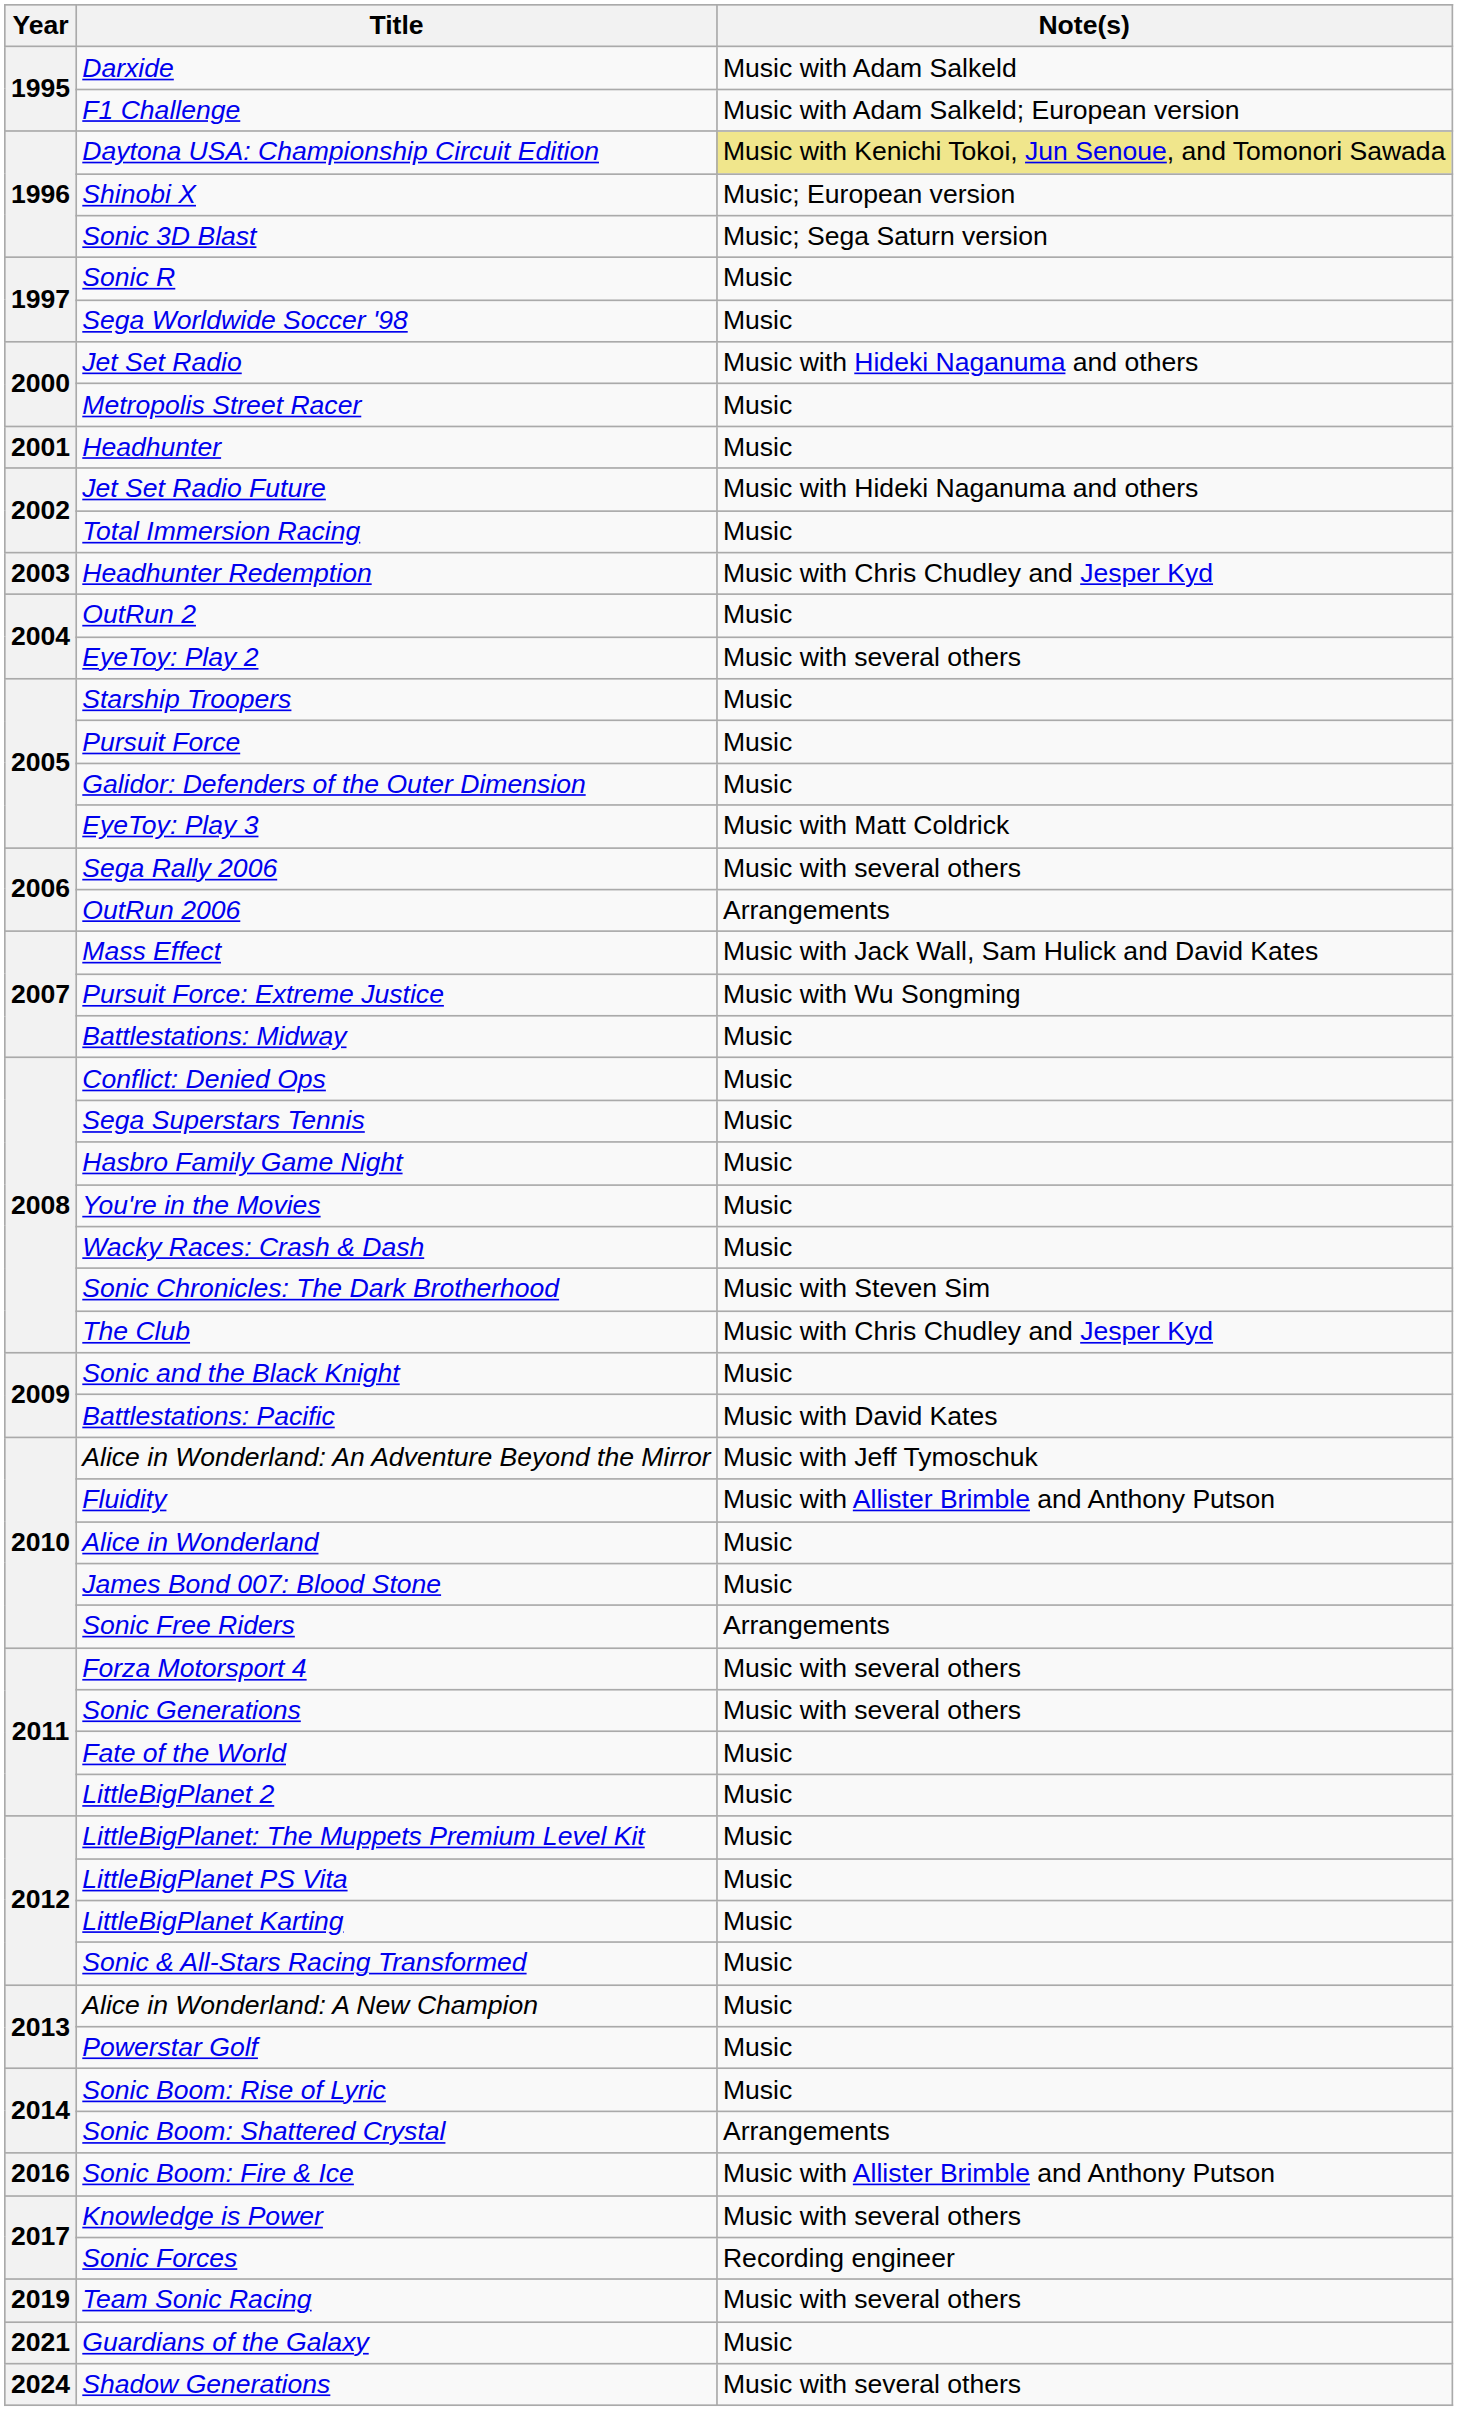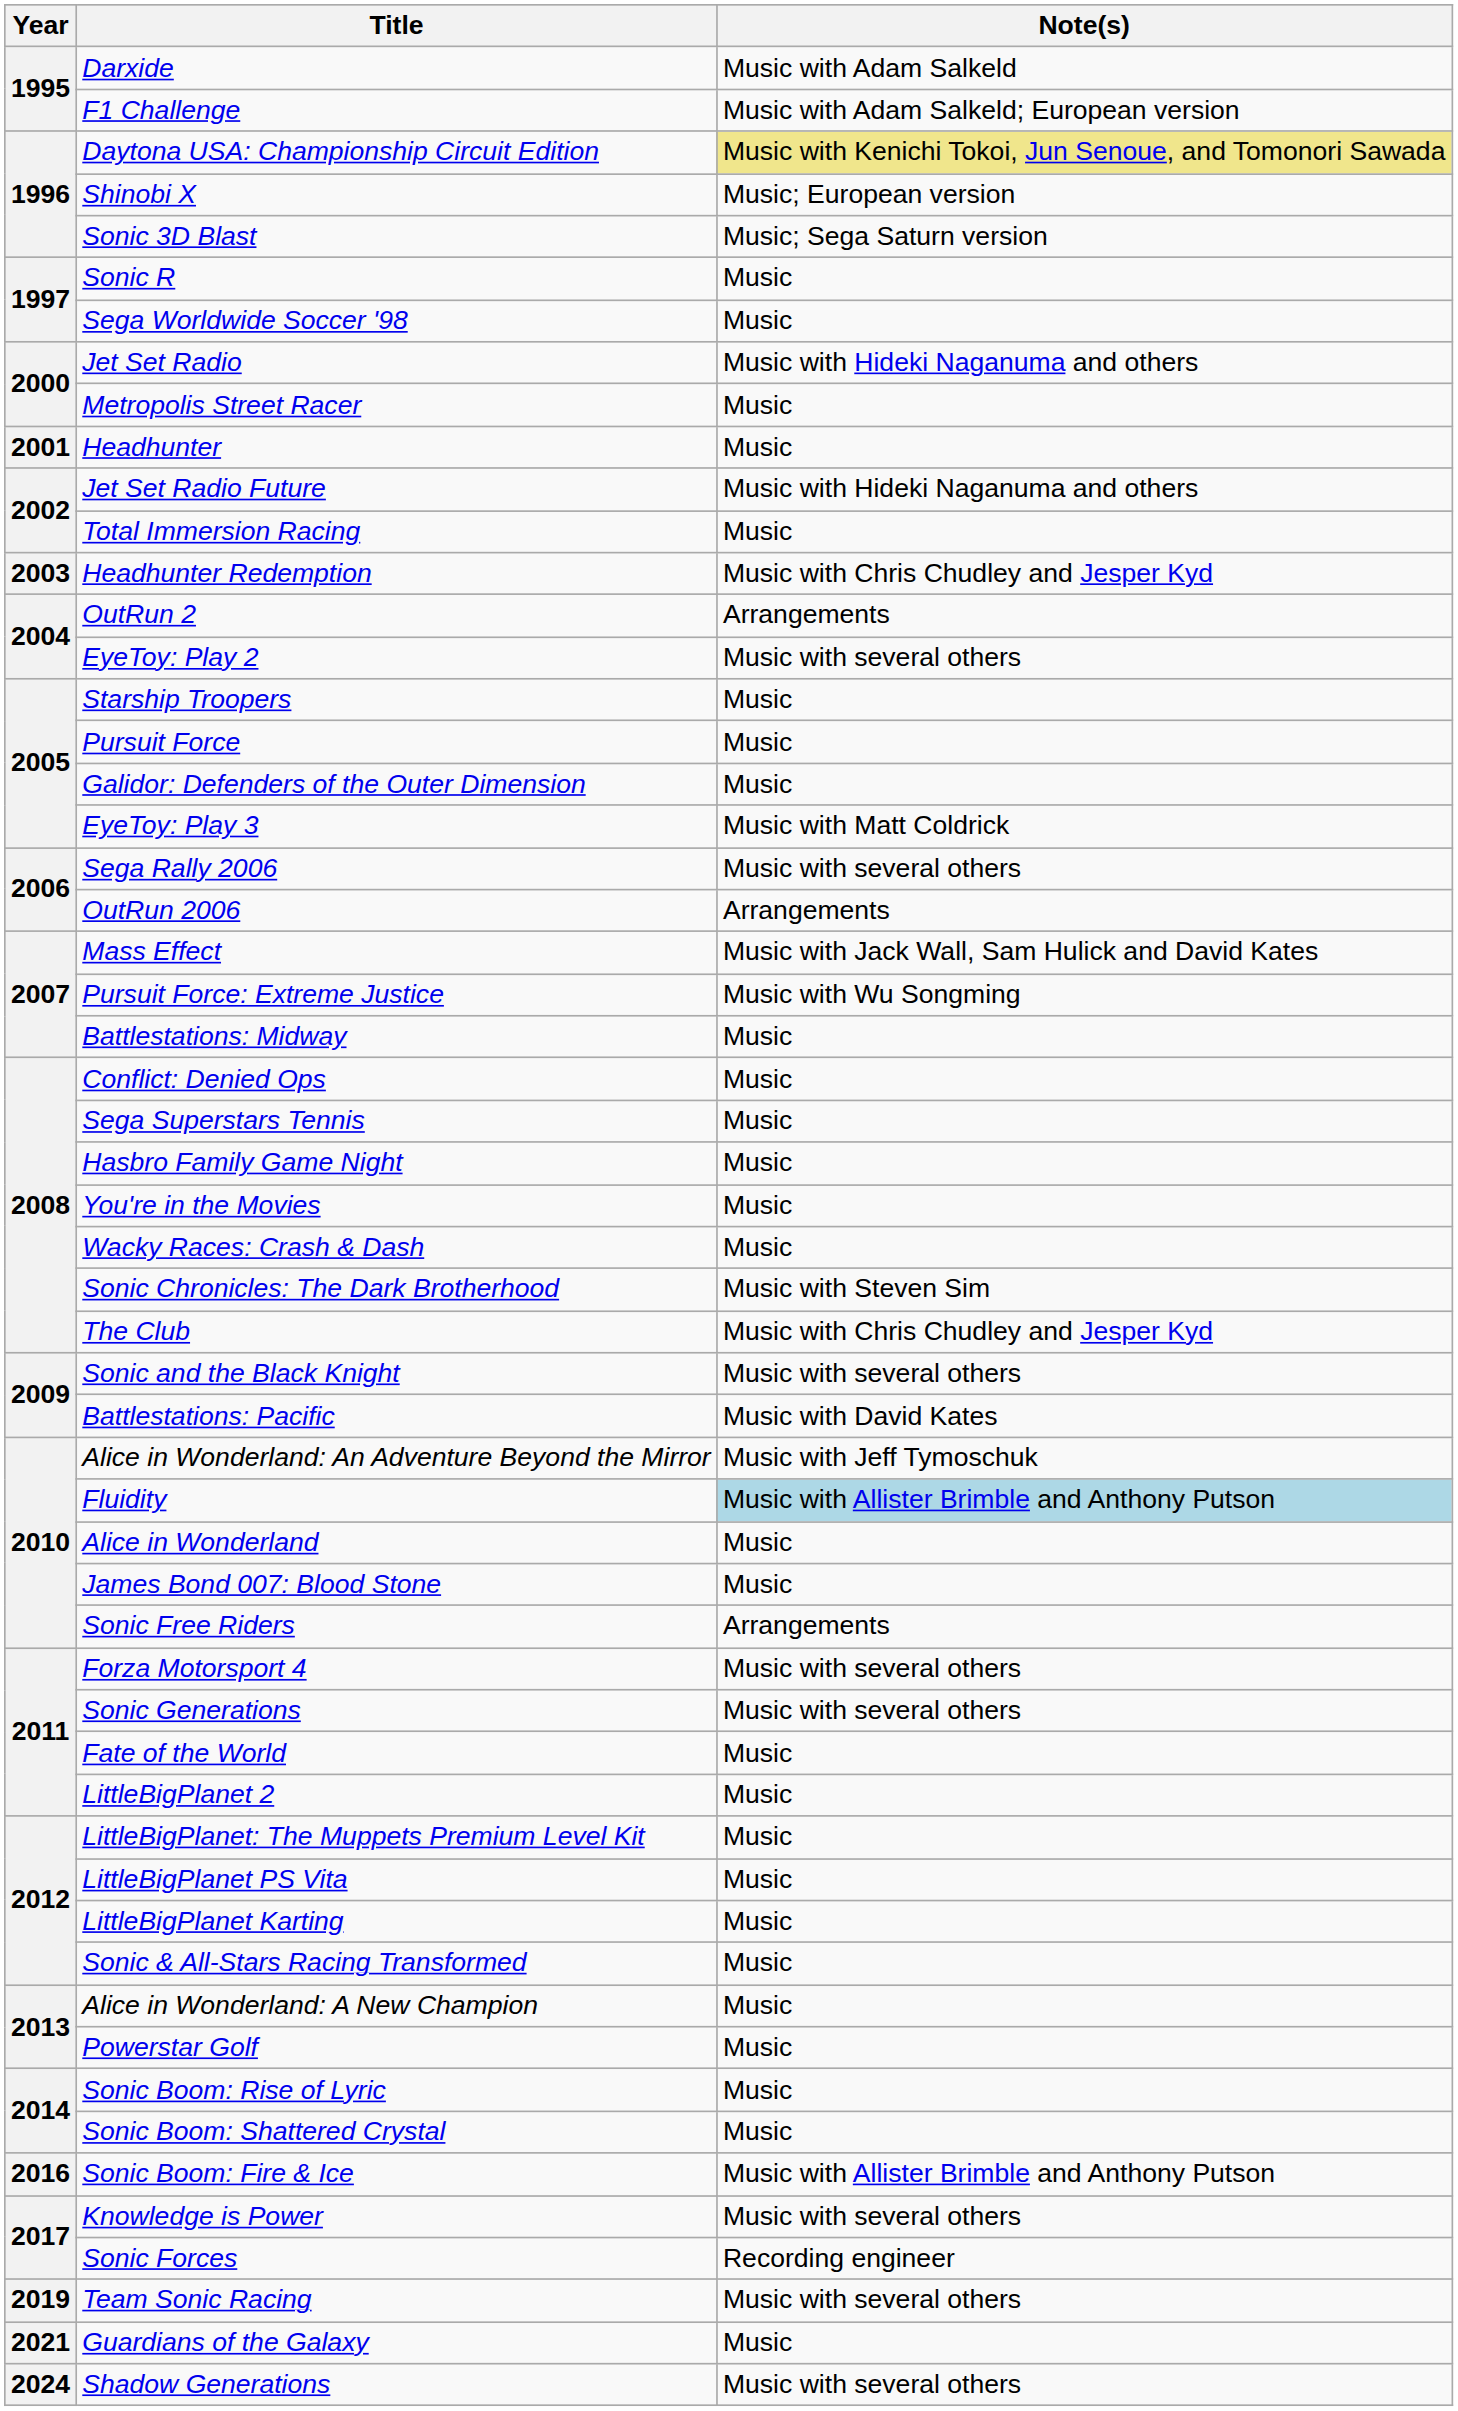(758, 615) Music -> (806, 615) Arrangements
(758, 1373) Music -> (872, 1373) Music with several others
(999, 1499) no background -> (999, 1499) lightblue background
(806, 2131) Arrangements -> (758, 2131) Music
